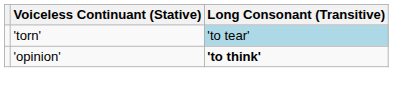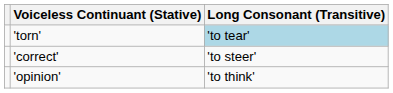+ row: (36, 56)
(234, 56) bold -> (231, 77) normal
